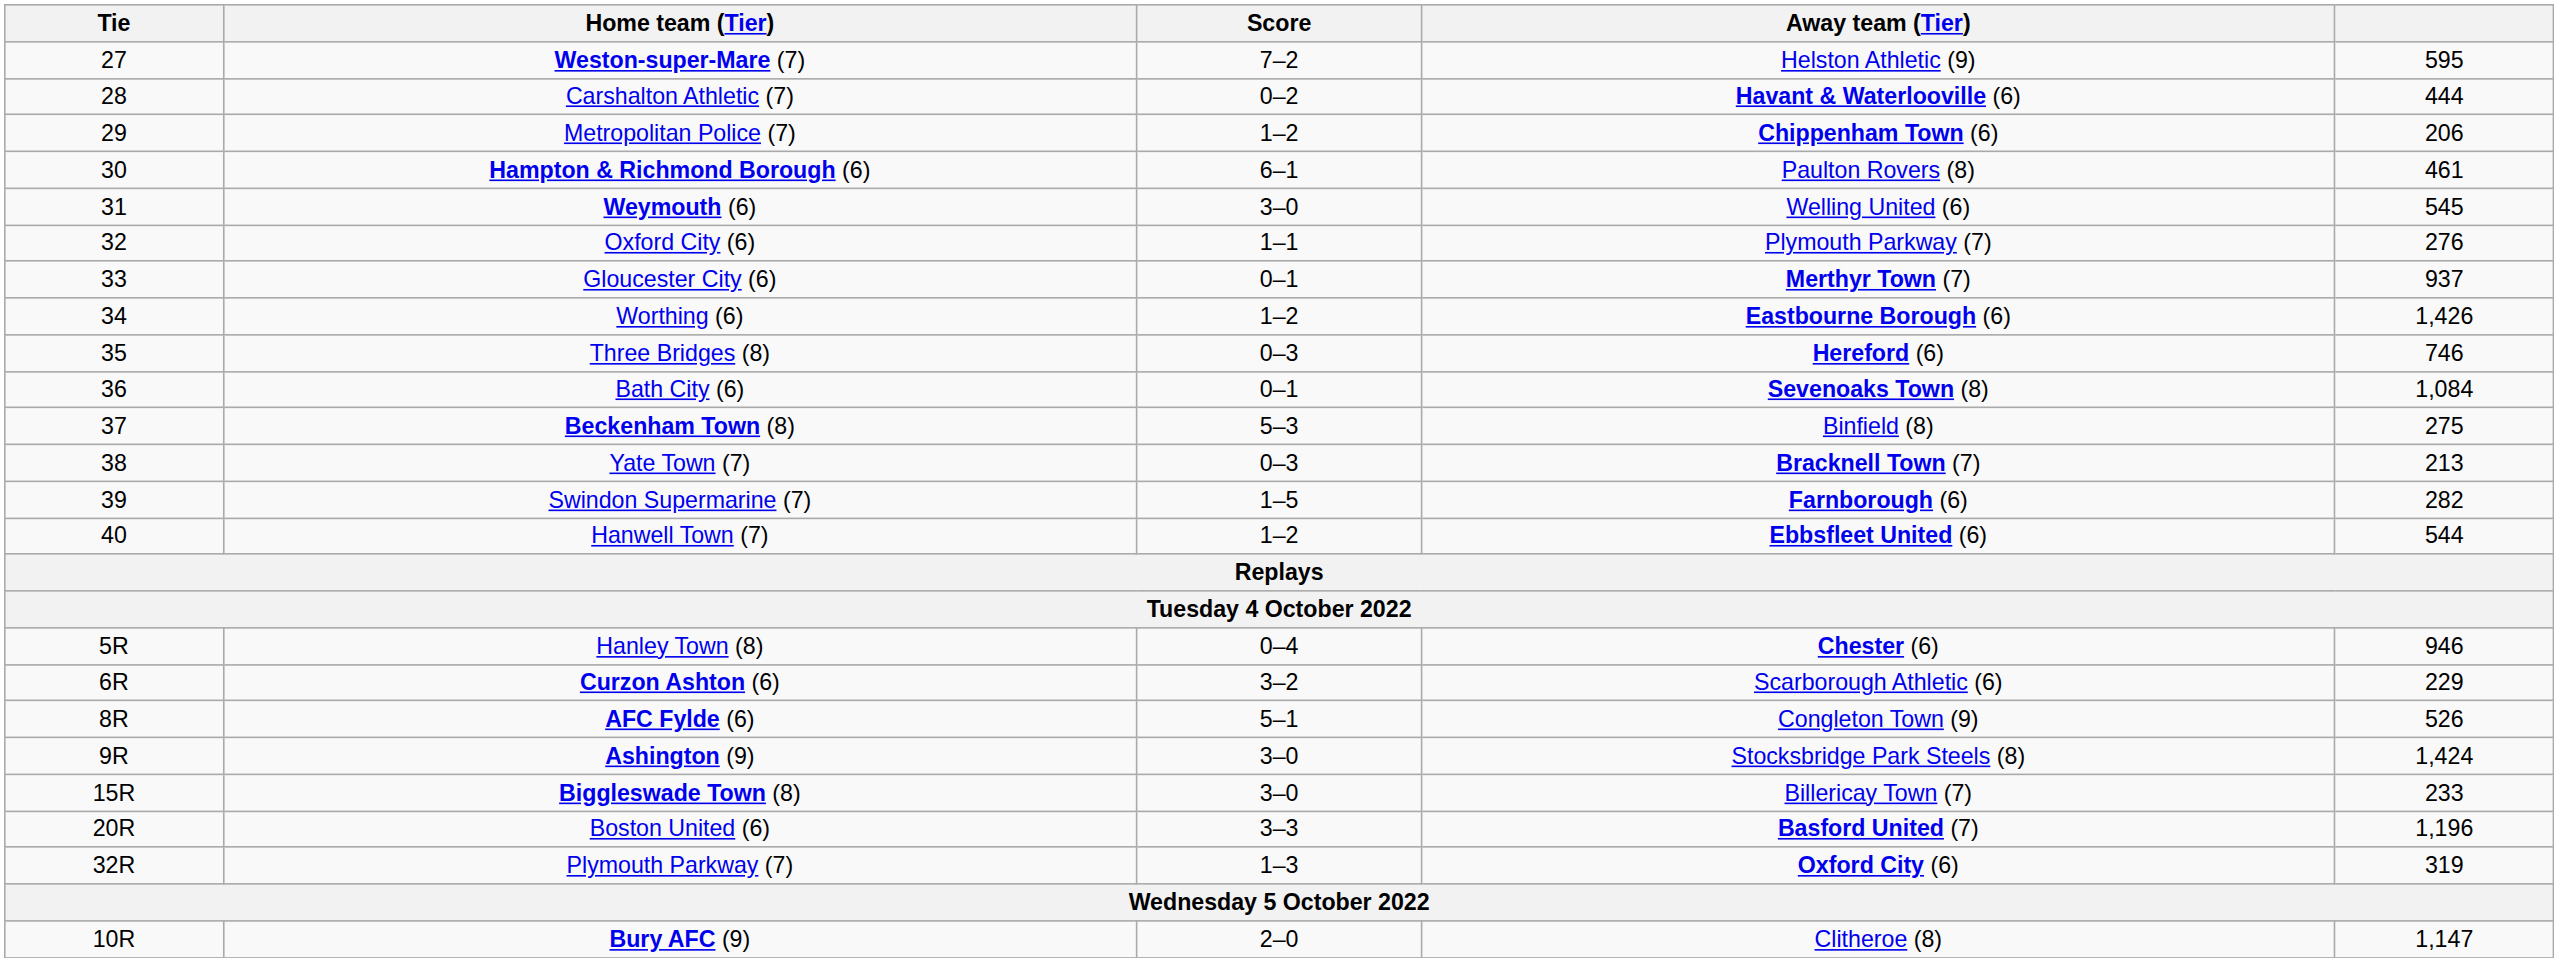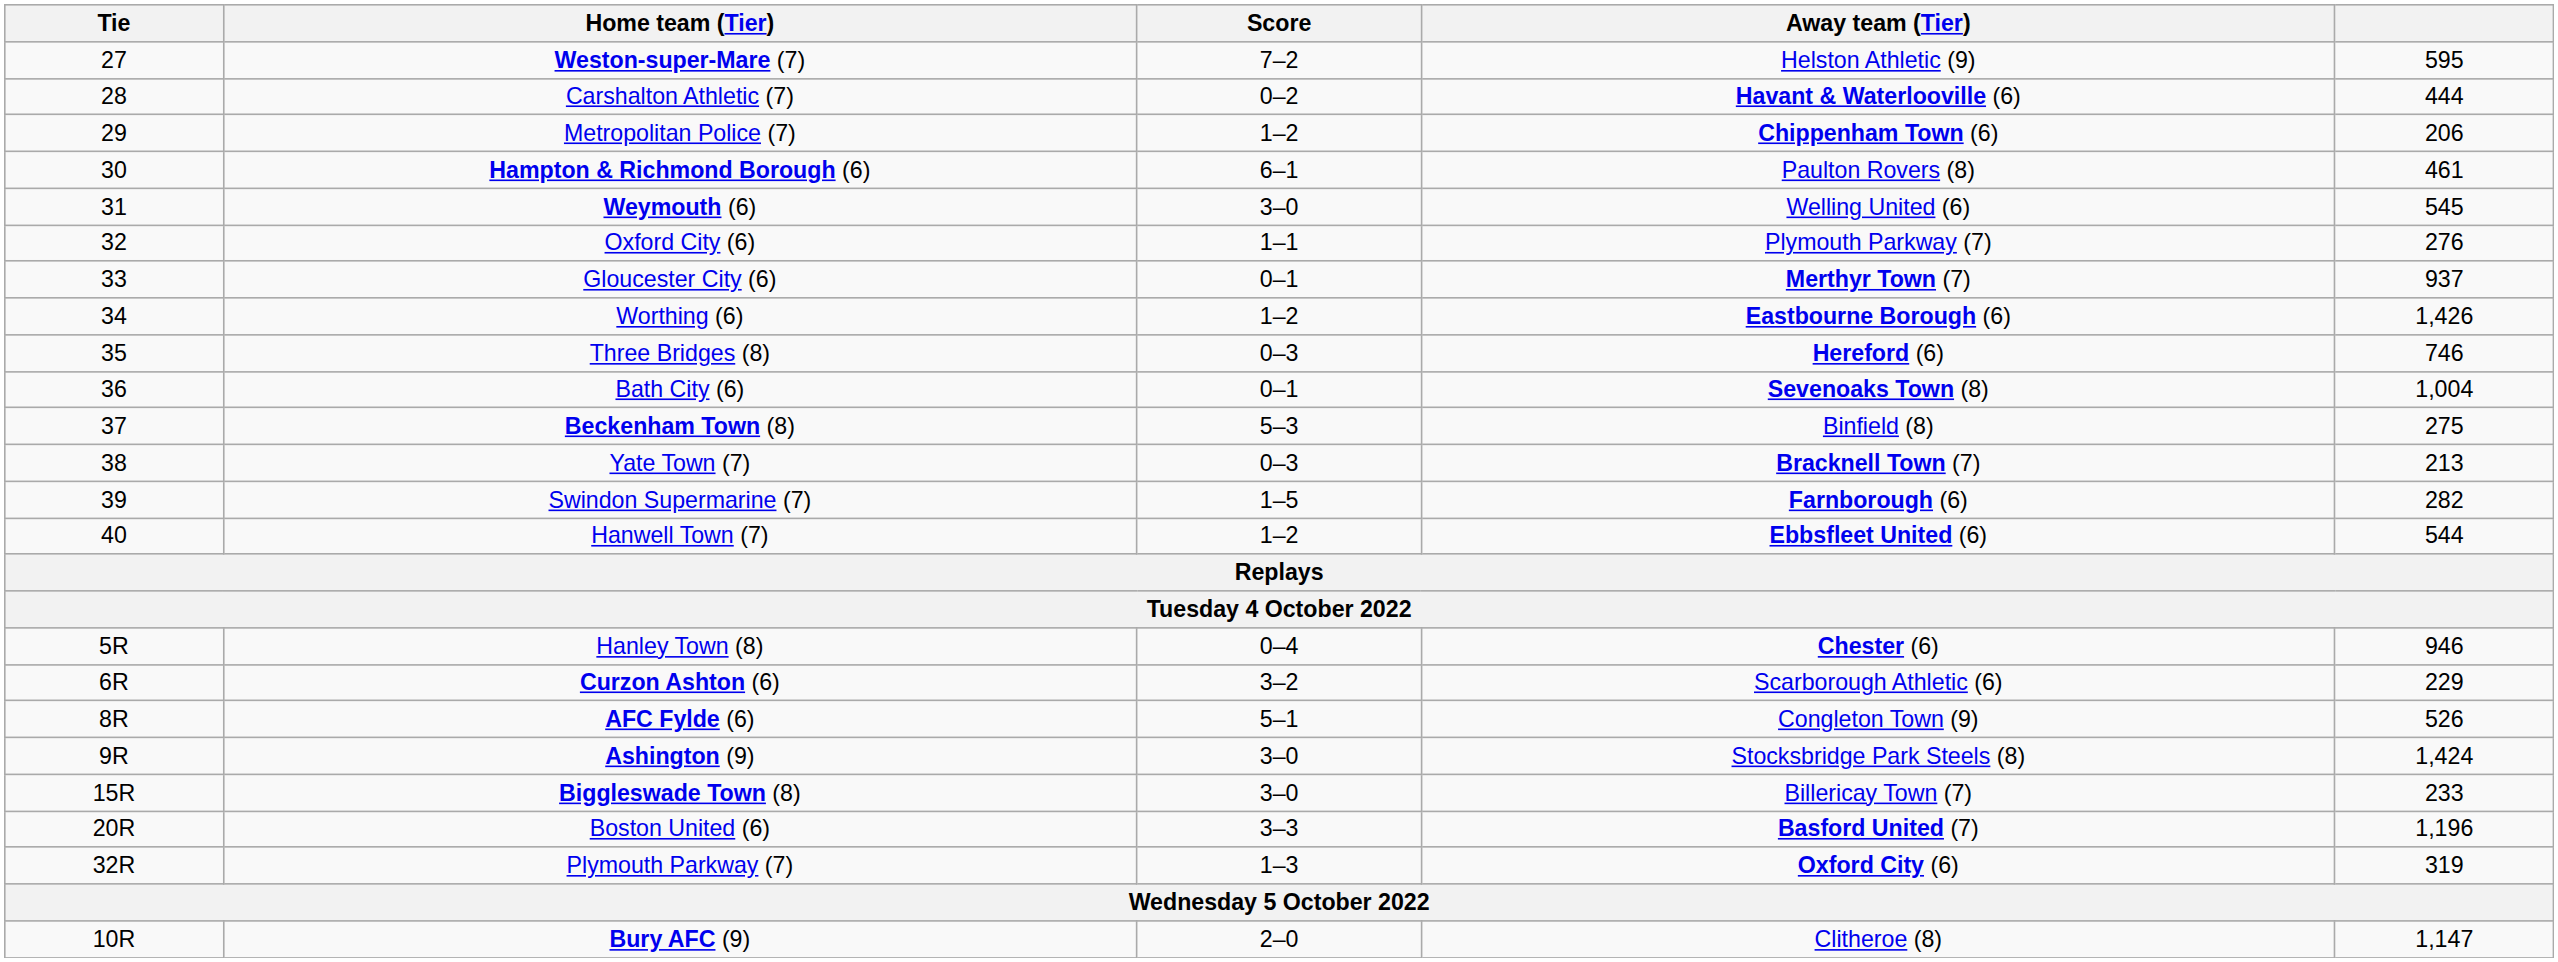(2444, 390) 1,084 -> (2444, 390) 1,004
